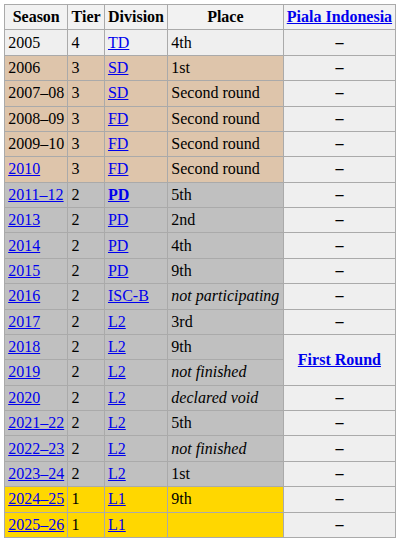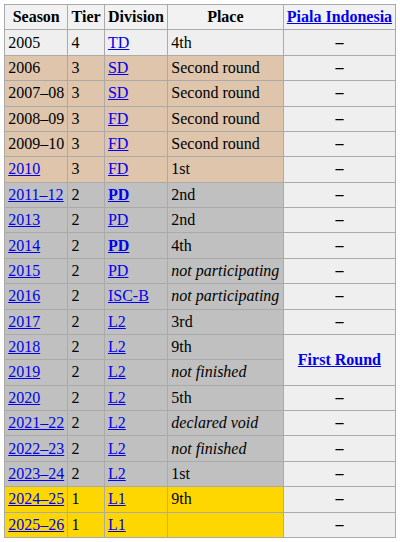(181, 67) 1st -> (216, 67) Second round
(216, 169) Second round -> (181, 169) 1st
(182, 194) 5th -> (183, 194) 2nd
(118, 245) normal -> (119, 245) bold
(182, 270) 9th -> (225, 270) not participating
(215, 397) declared void -> (182, 397) 5th
(182, 423) 5th -> (215, 423) declared void
